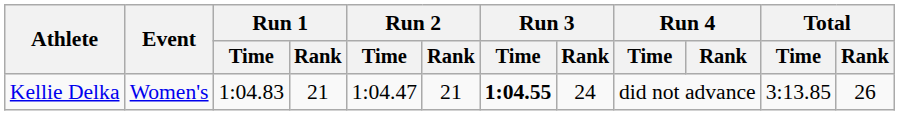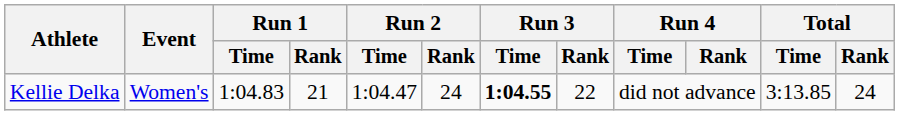(451, 92) 21 -> (451, 92) 24
(585, 92) 24 -> (585, 92) 22
(865, 92) 26 -> (865, 92) 24
